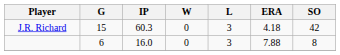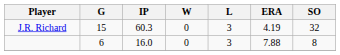(272, 27) 4.18 -> (272, 27) 4.19
(314, 27) 42 -> (314, 27) 32
